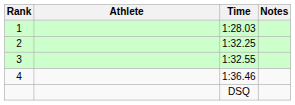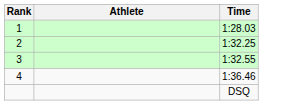- column: (274, 12)
